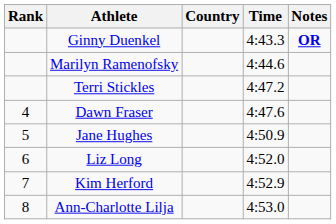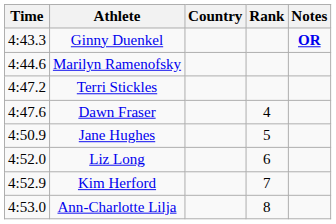columns swapped: (25, 16) <-> (265, 16)
